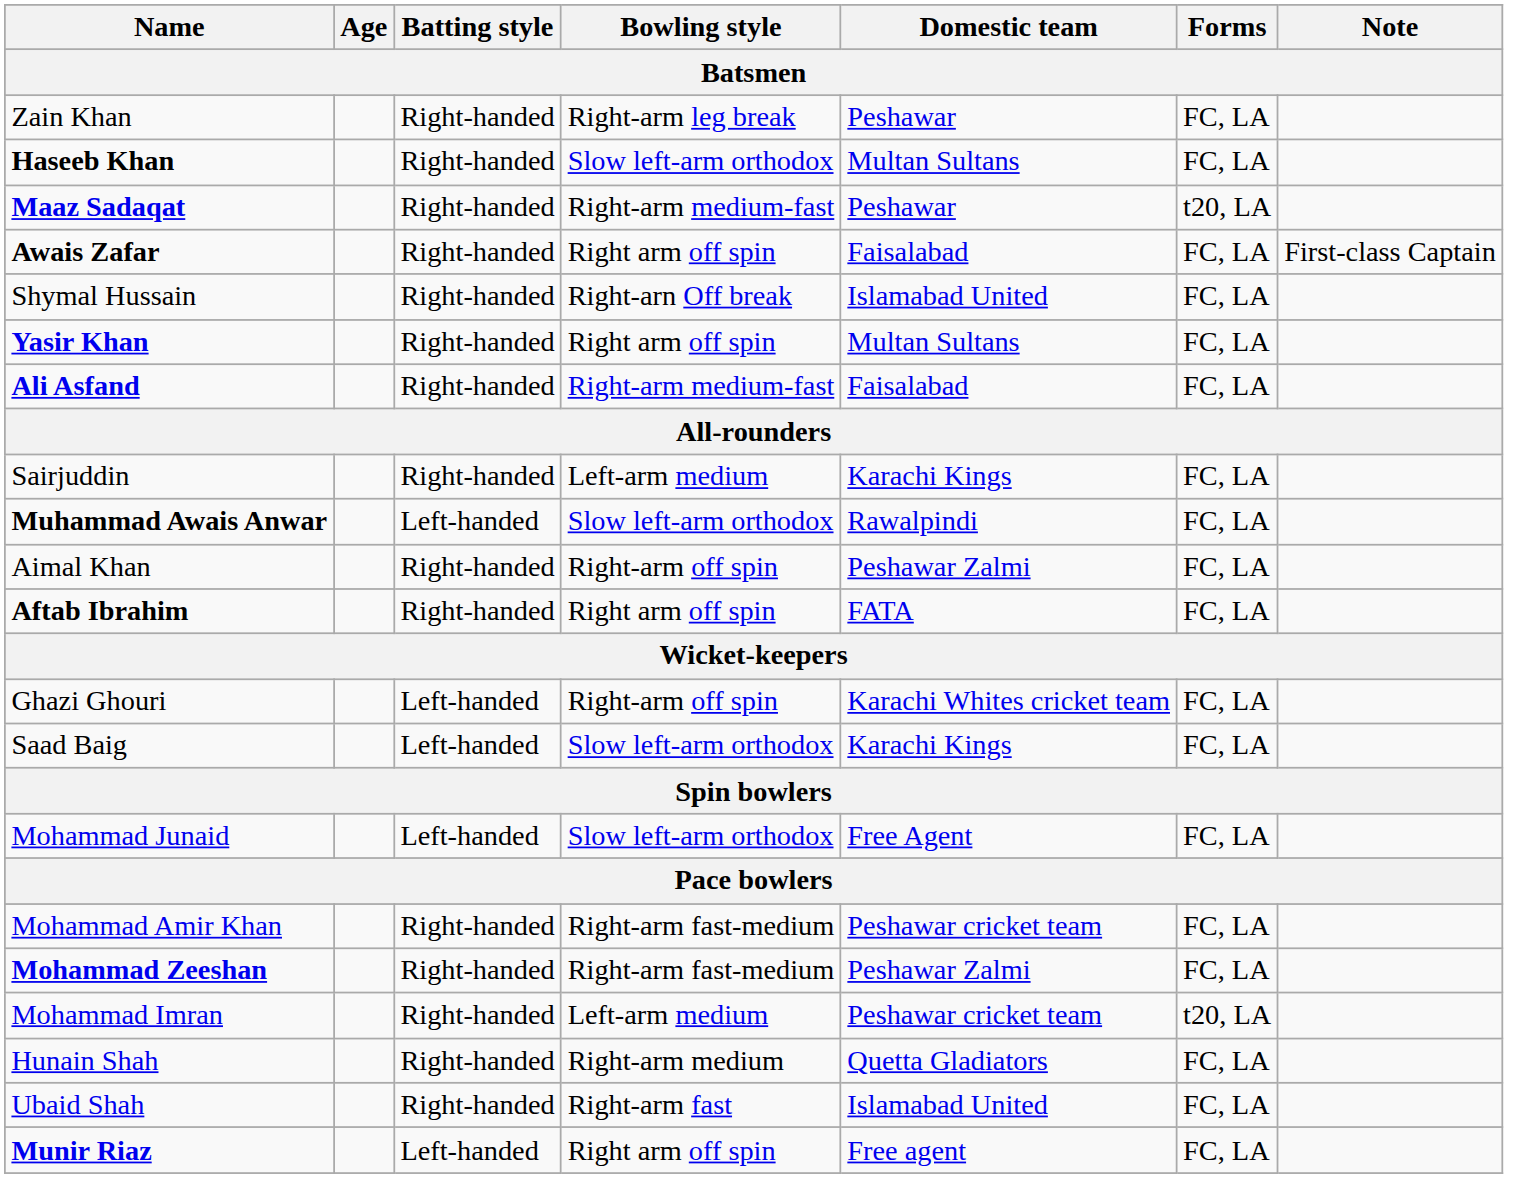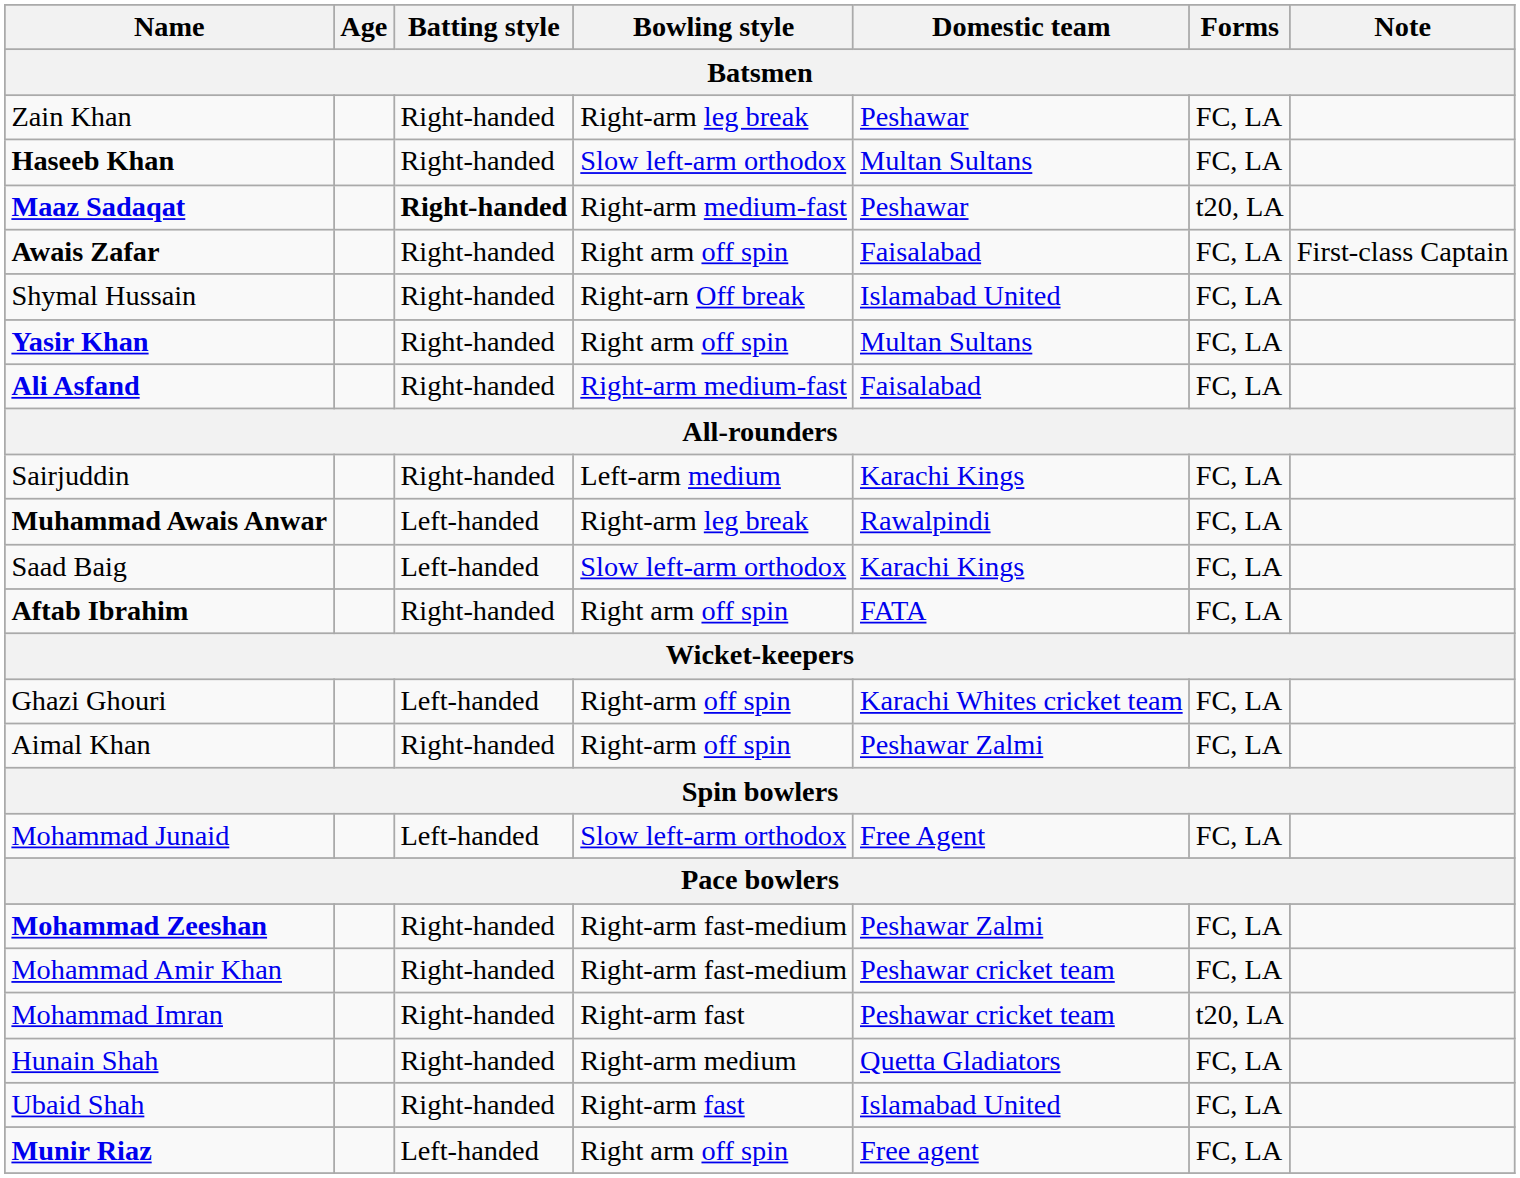(478, 206) normal -> (484, 206) bold
(701, 521) Slow left-arm orthodox -> (694, 521) Right-arm leg break
rows swapped: (81, 565) <-> (69, 745)
rows swapped: (139, 970) <-> (147, 925)
(668, 1015) Left-arm medium -> (663, 1015) Right-arm fast
